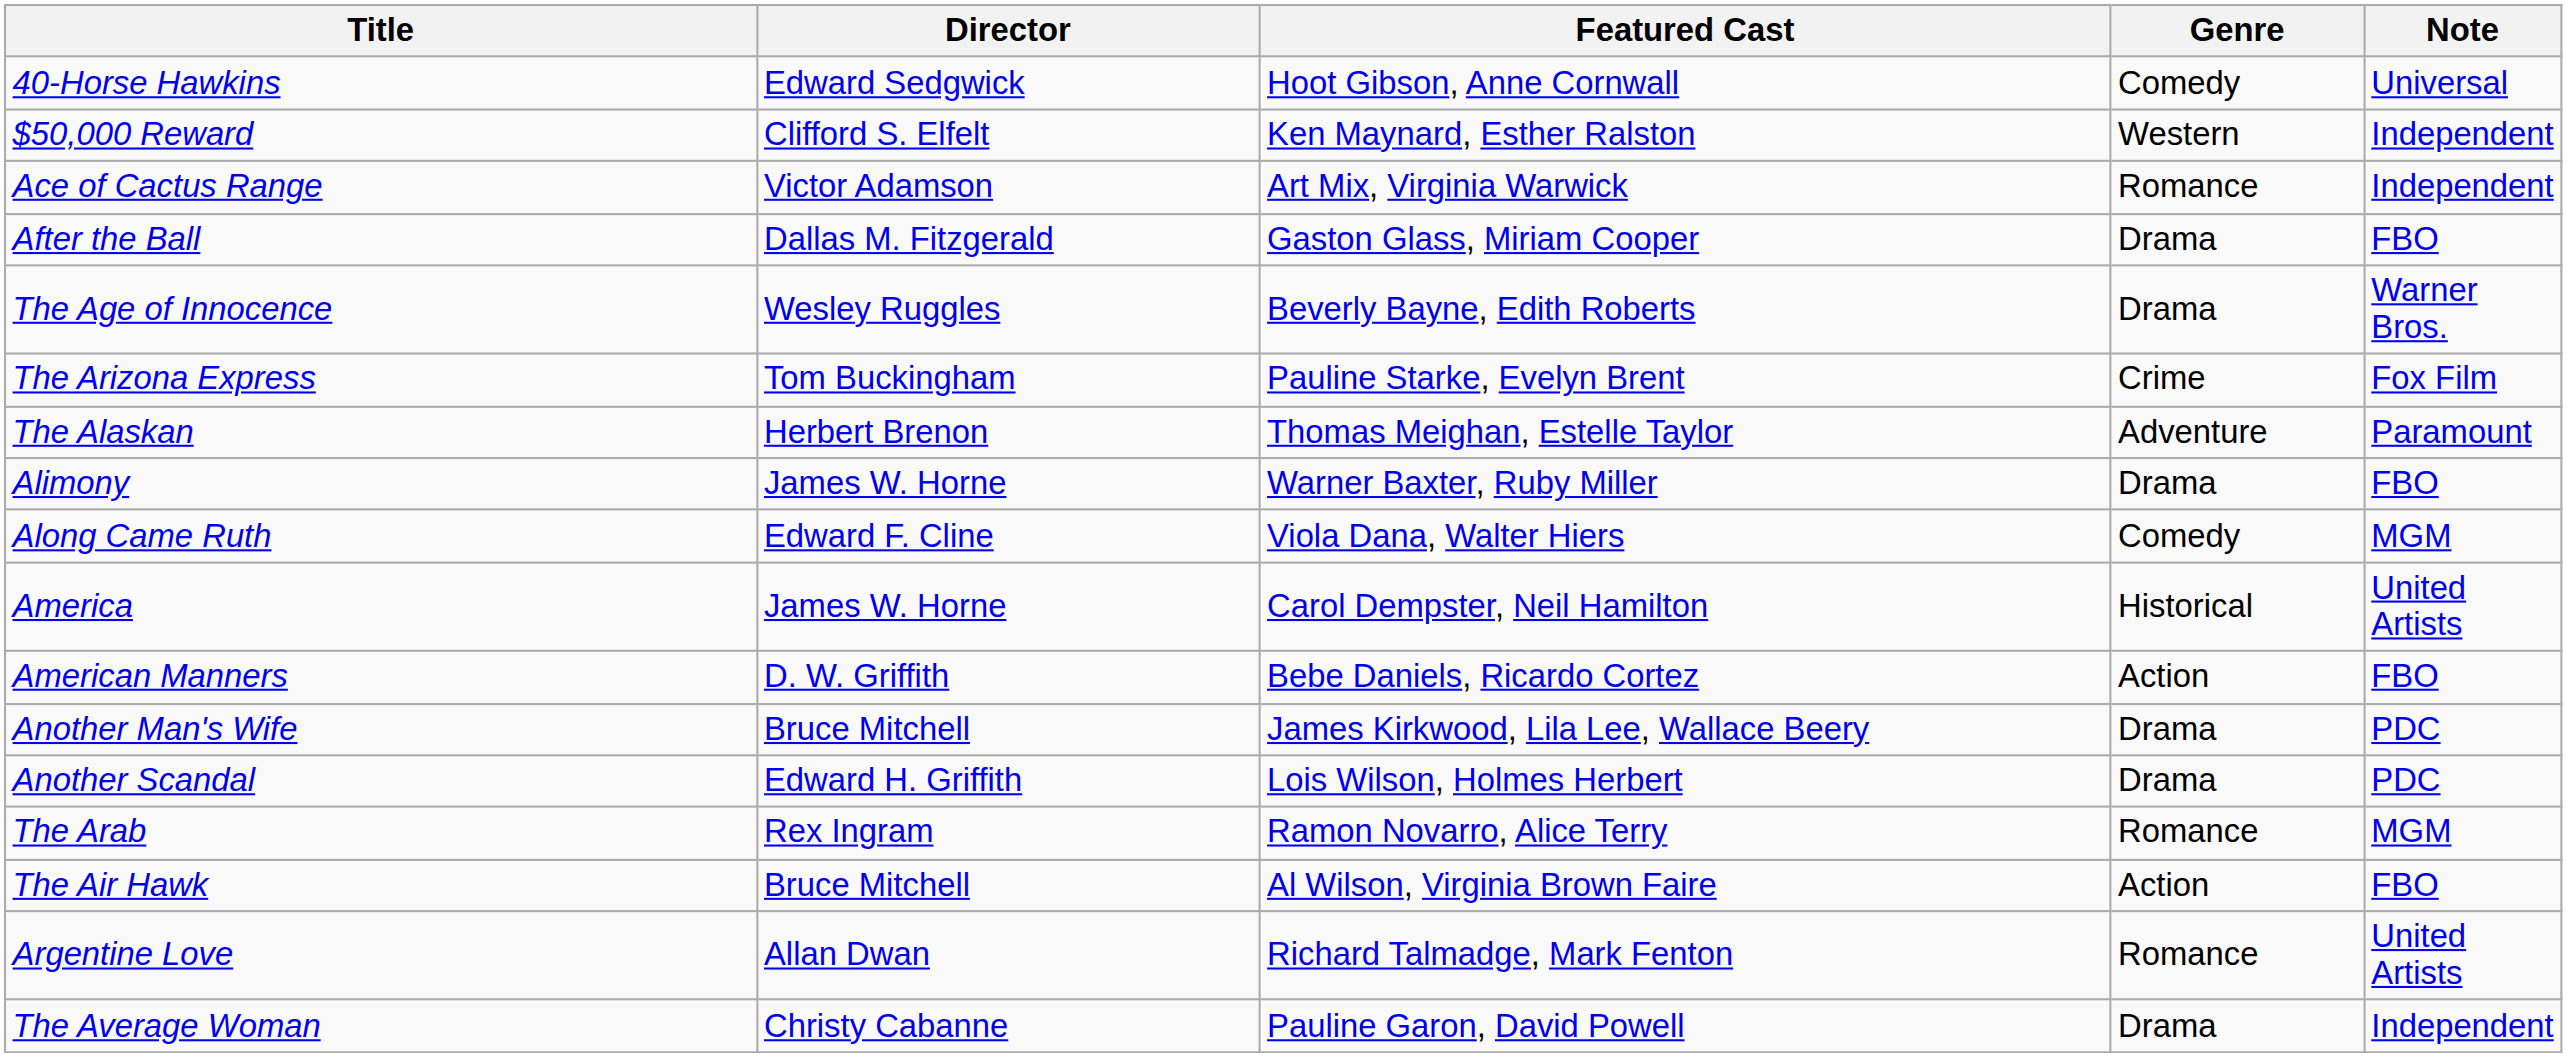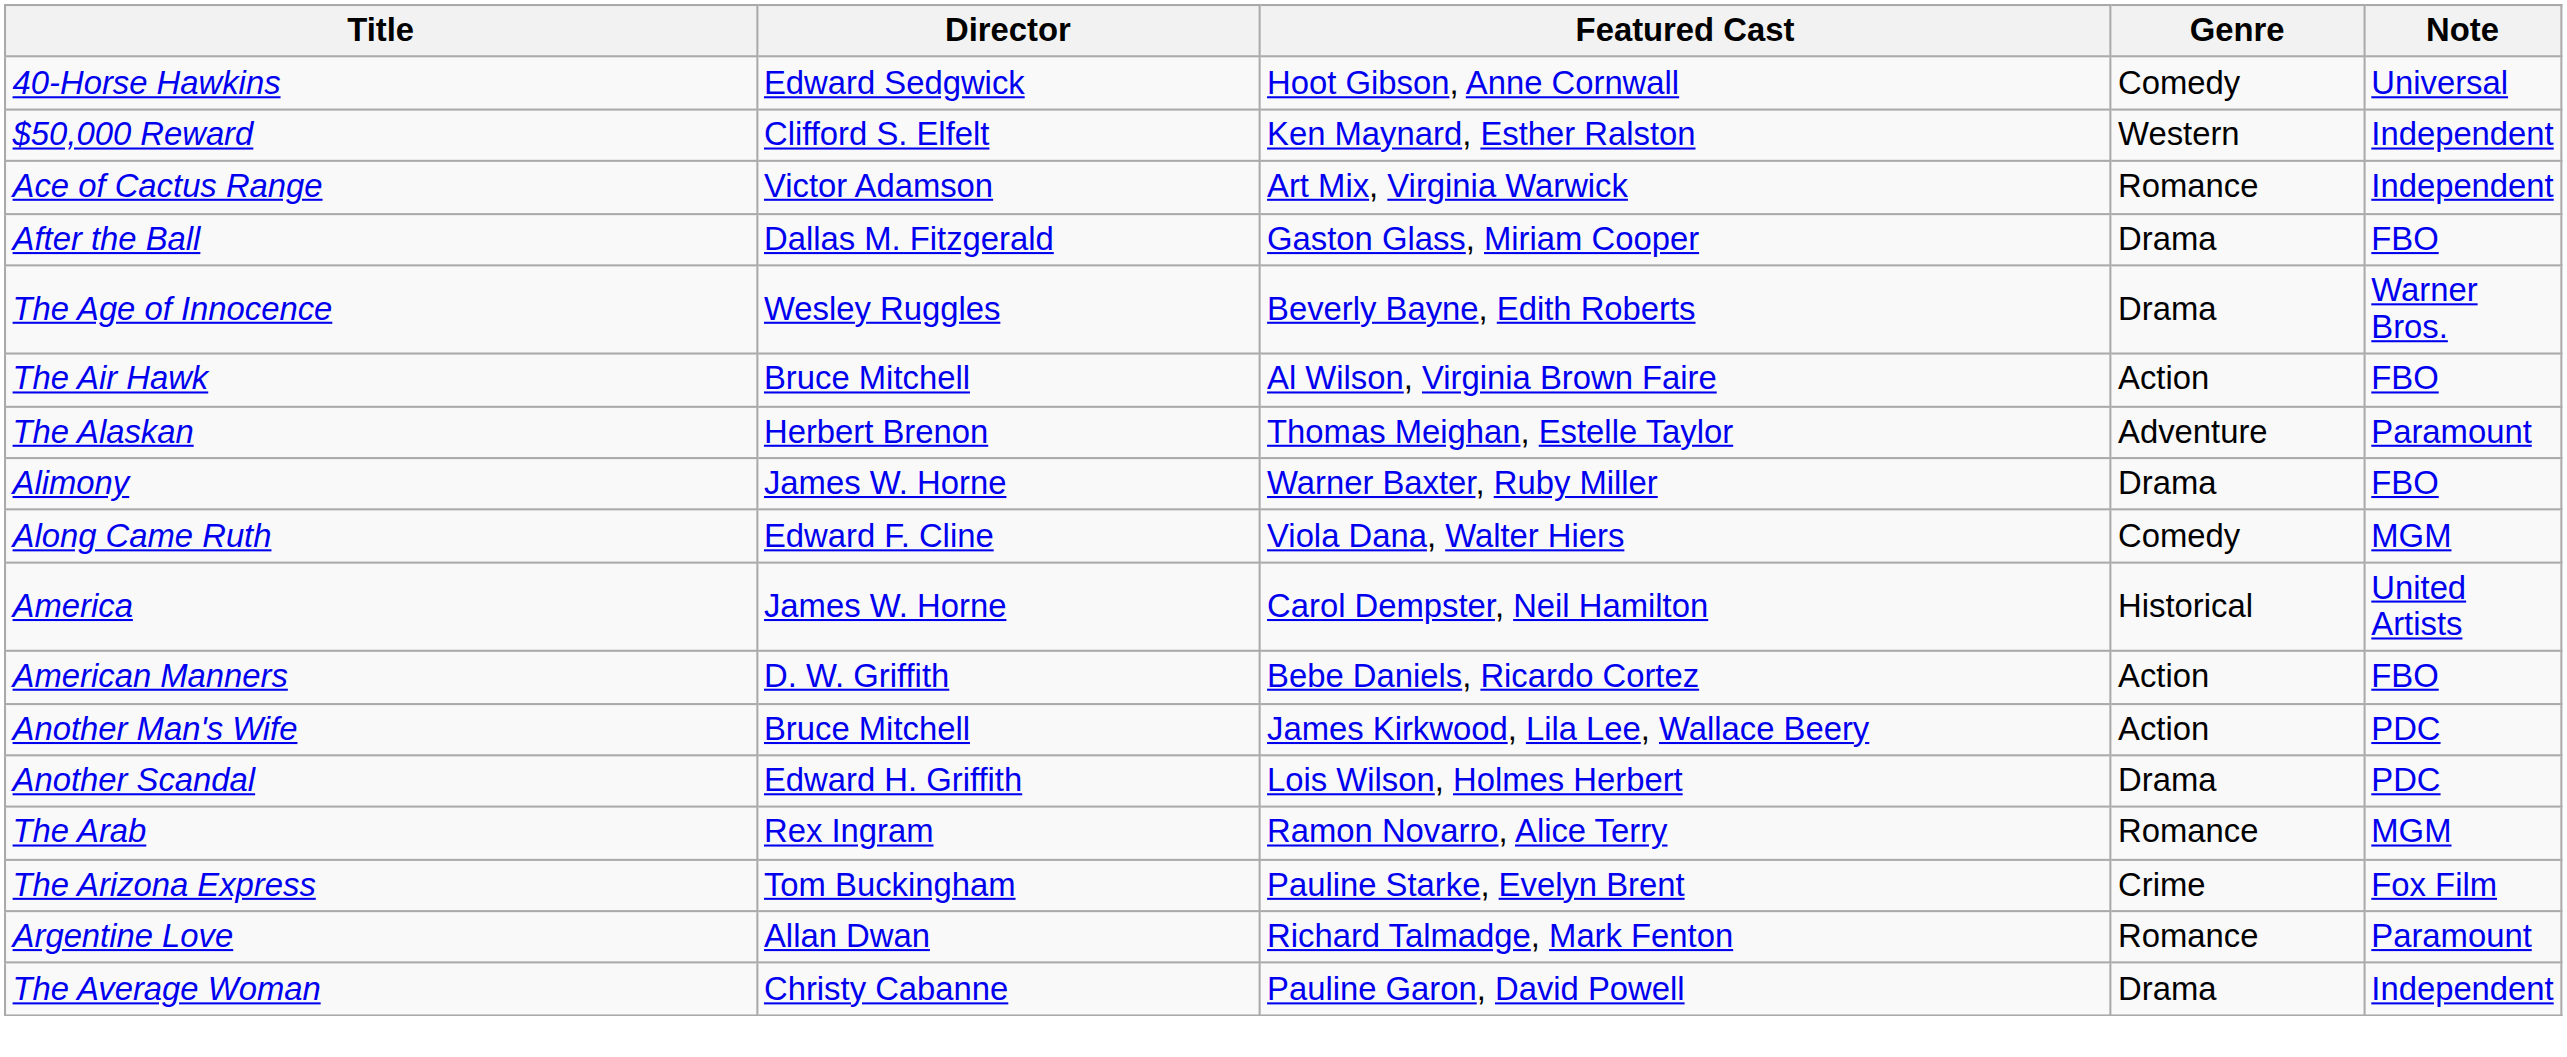rows swapped: (110, 884) <-> (164, 379)
(2167, 728) Drama -> (2164, 728) Action
(2419, 955) United Artists -> (2452, 936) Paramount
